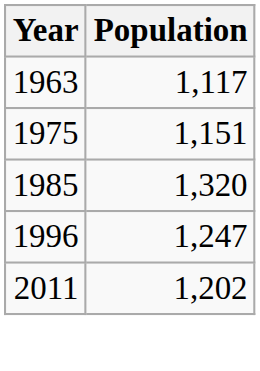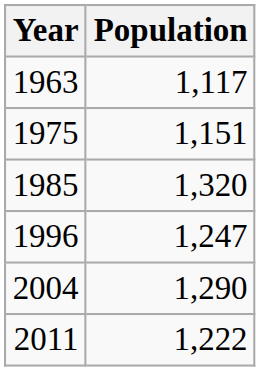+ row: (46, 287)
(211, 287) 1,202 -> (211, 339) 1,222
